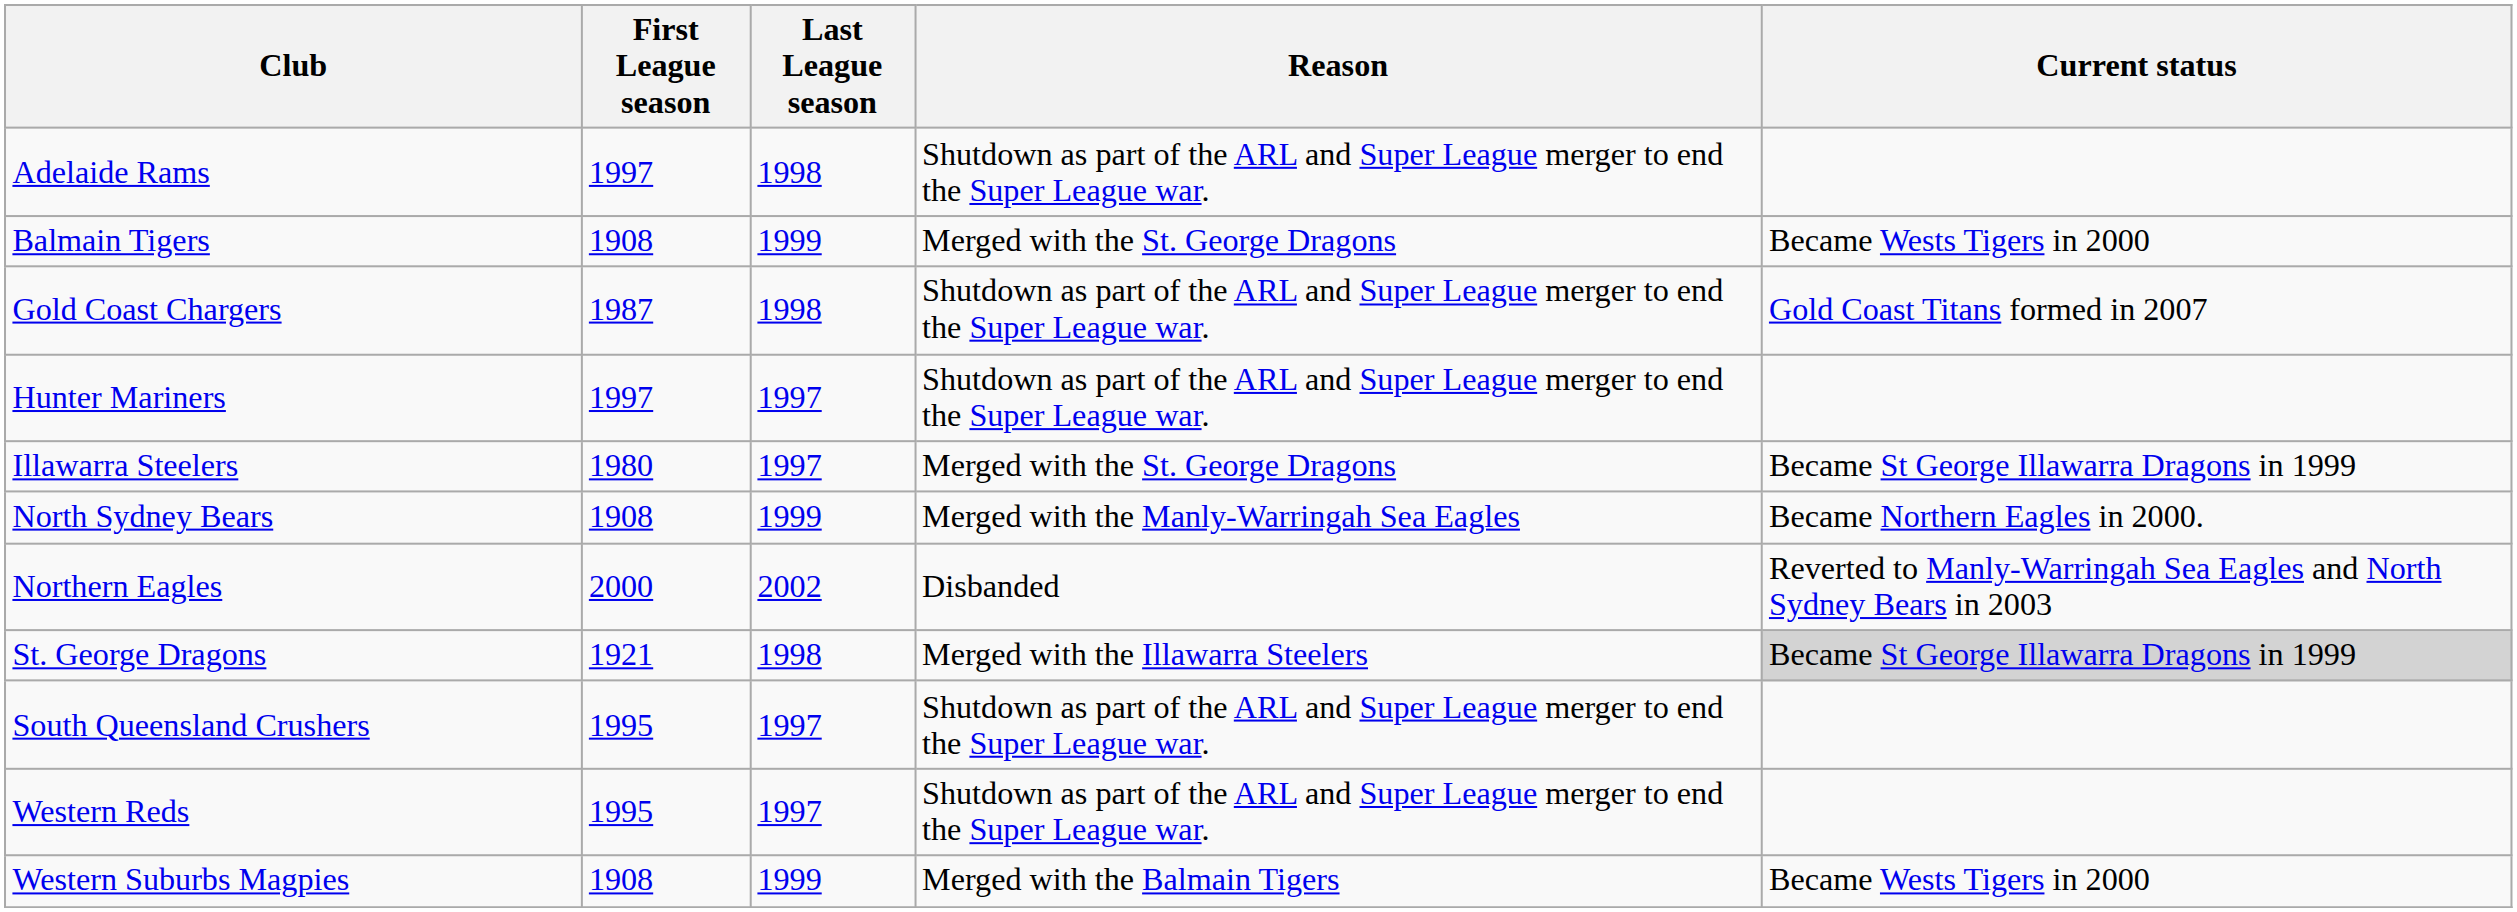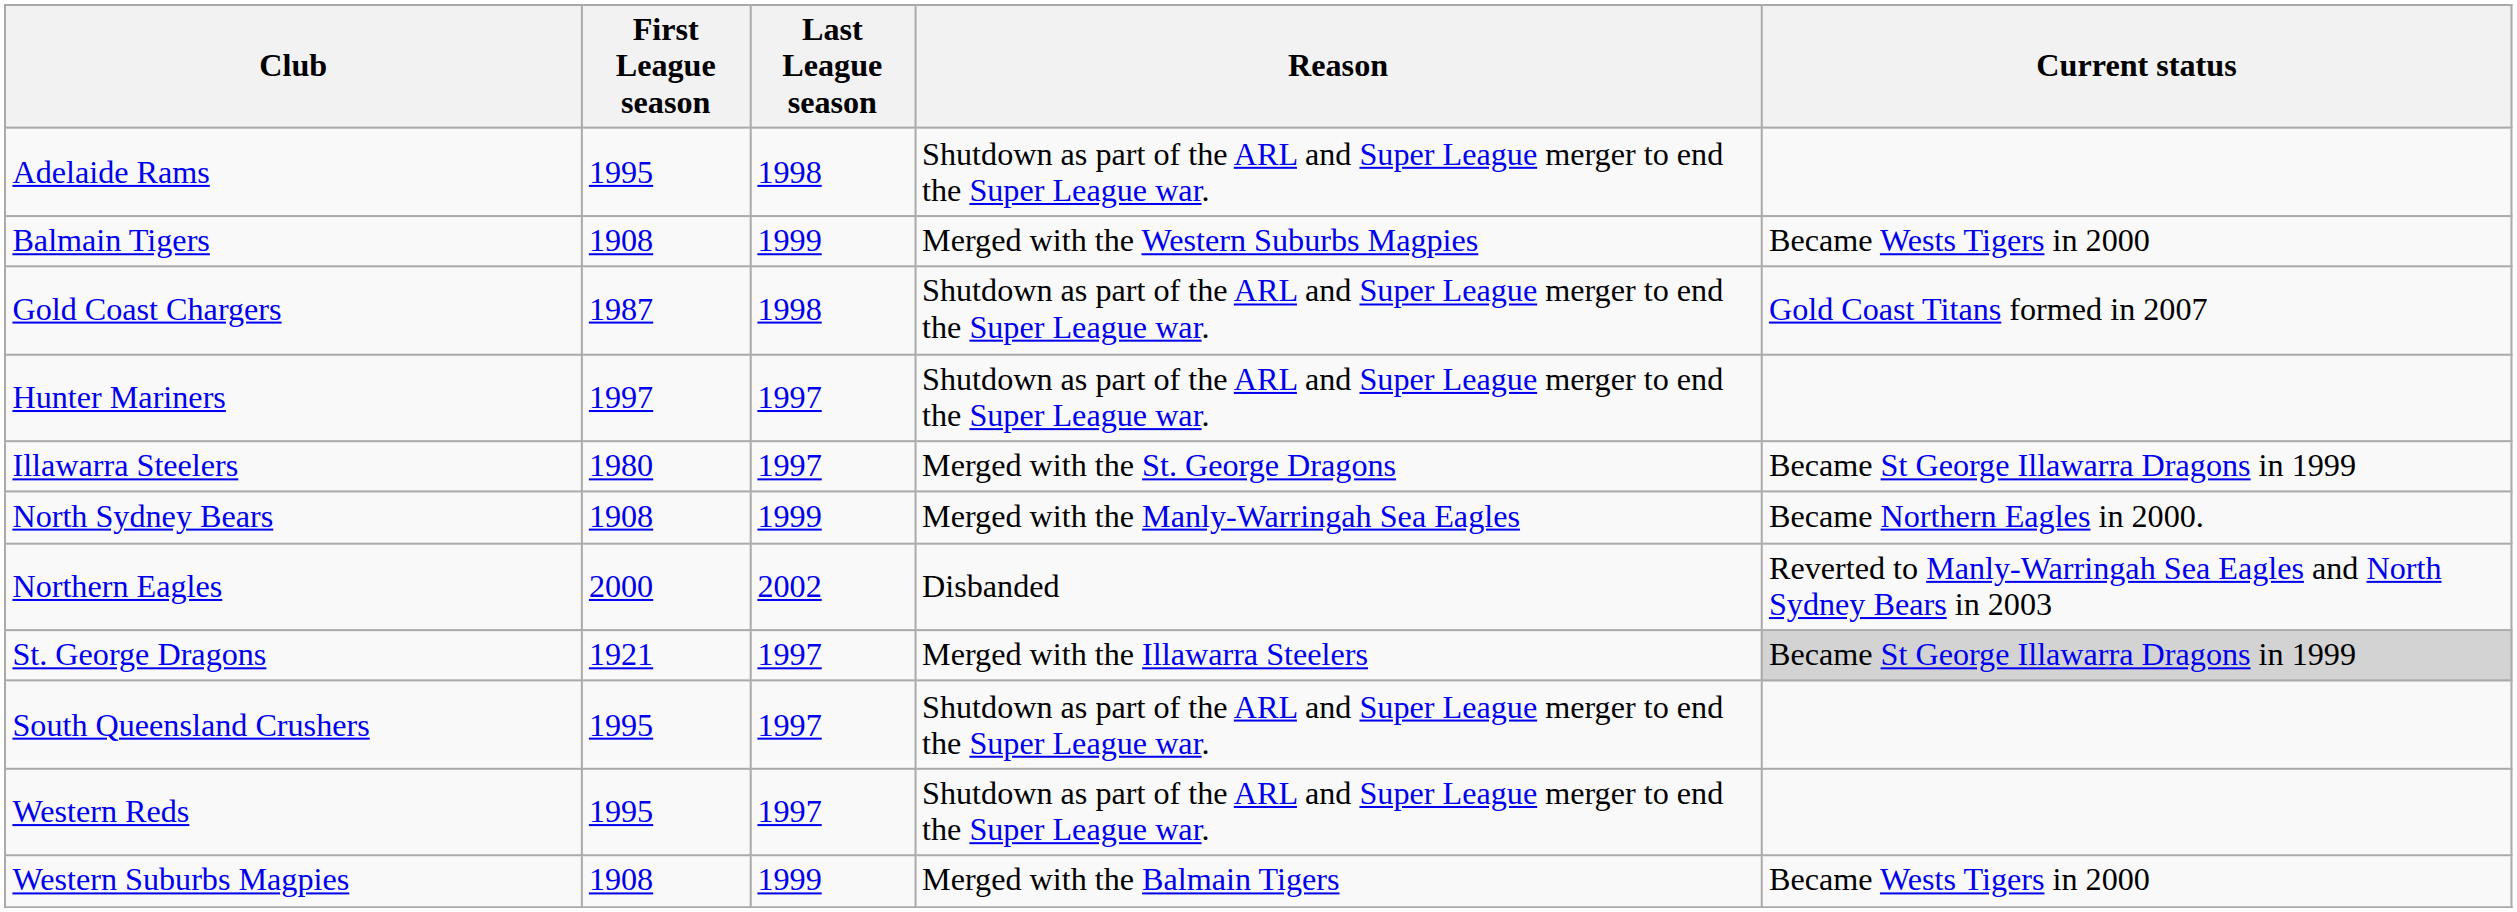(621, 171) 1997 -> (621, 171) 1995
(1159, 240) Merged with the St. George Dragons -> (1200, 240) Merged with the Western Suburbs Magpies
(790, 655) 1998 -> (790, 655) 1997
